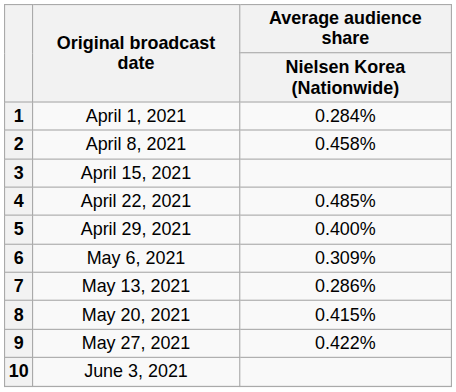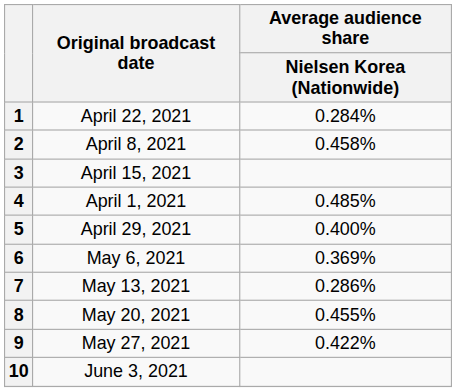(136, 115) April 1, 2021 -> (136, 115) April 22, 2021
(136, 201) April 22, 2021 -> (136, 201) April 1, 2021
(345, 257) 0.309% -> (345, 257) 0.369%
(345, 314) 0.415% -> (345, 314) 0.455%
